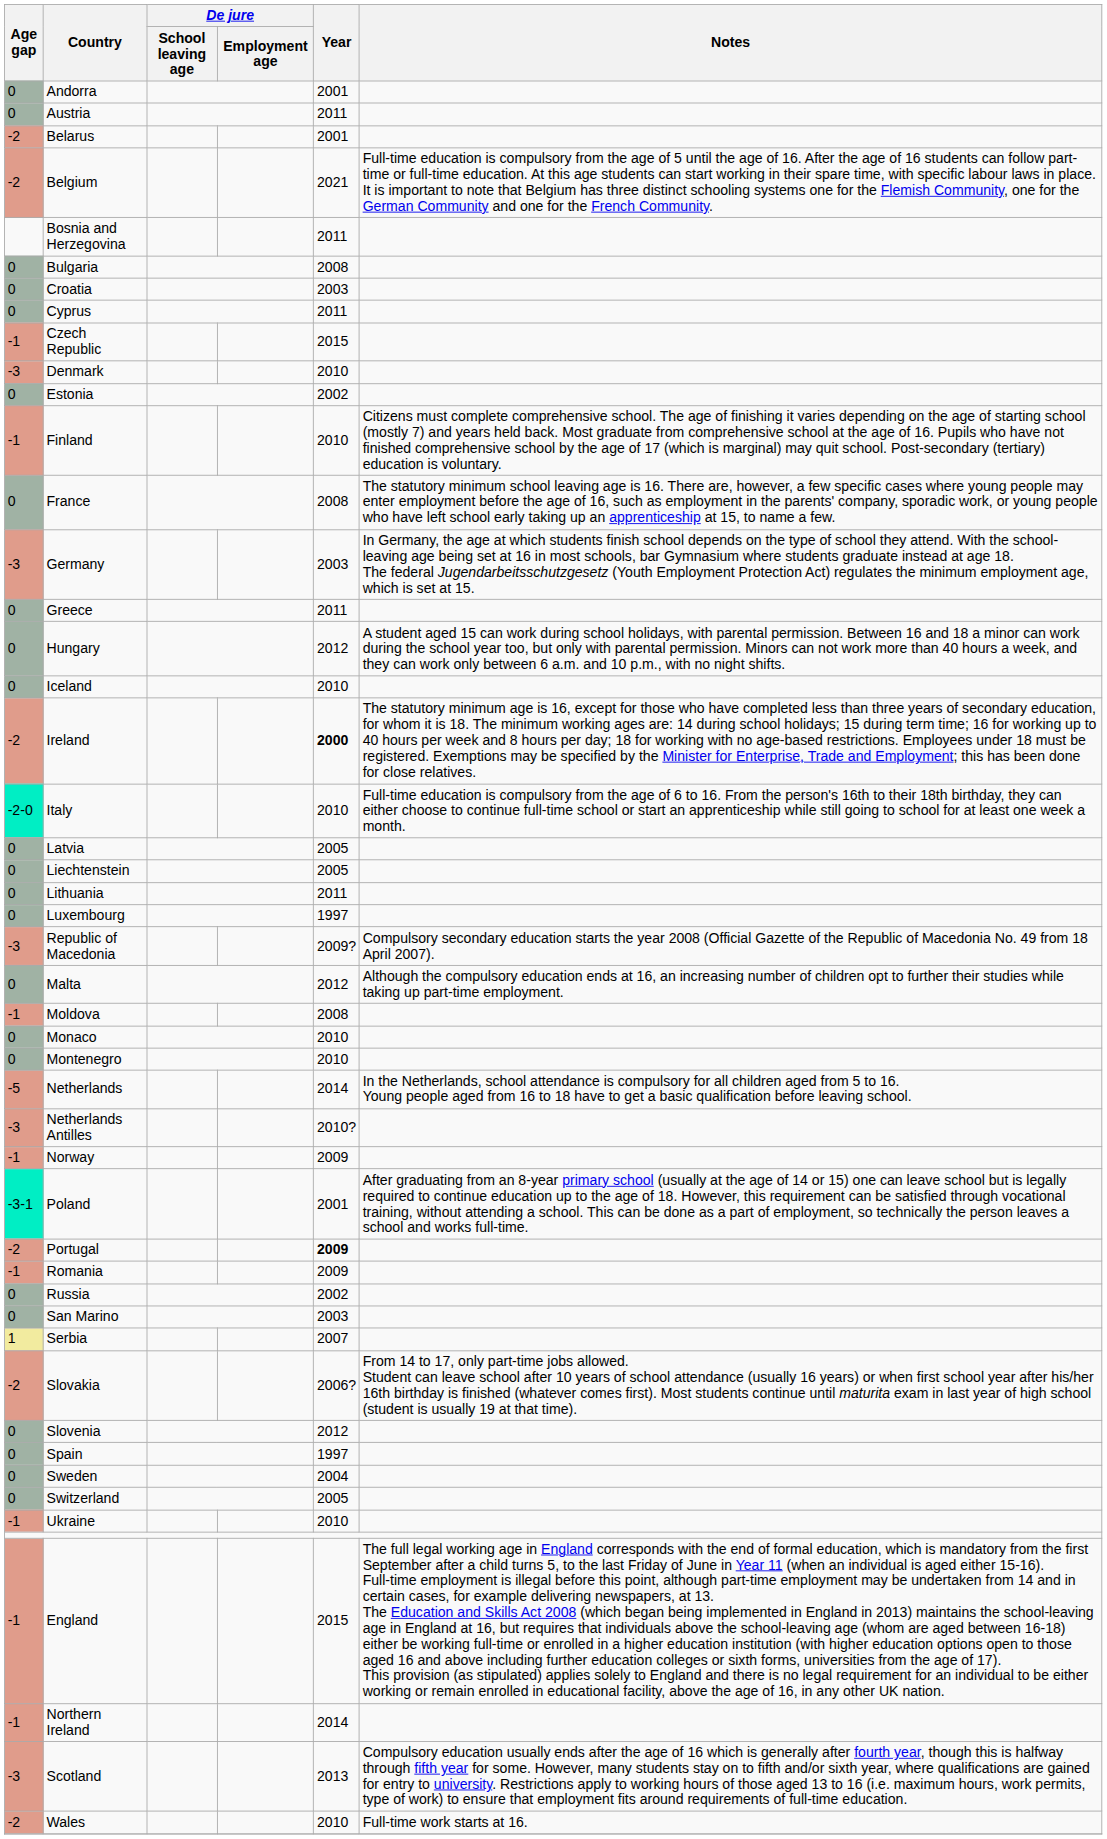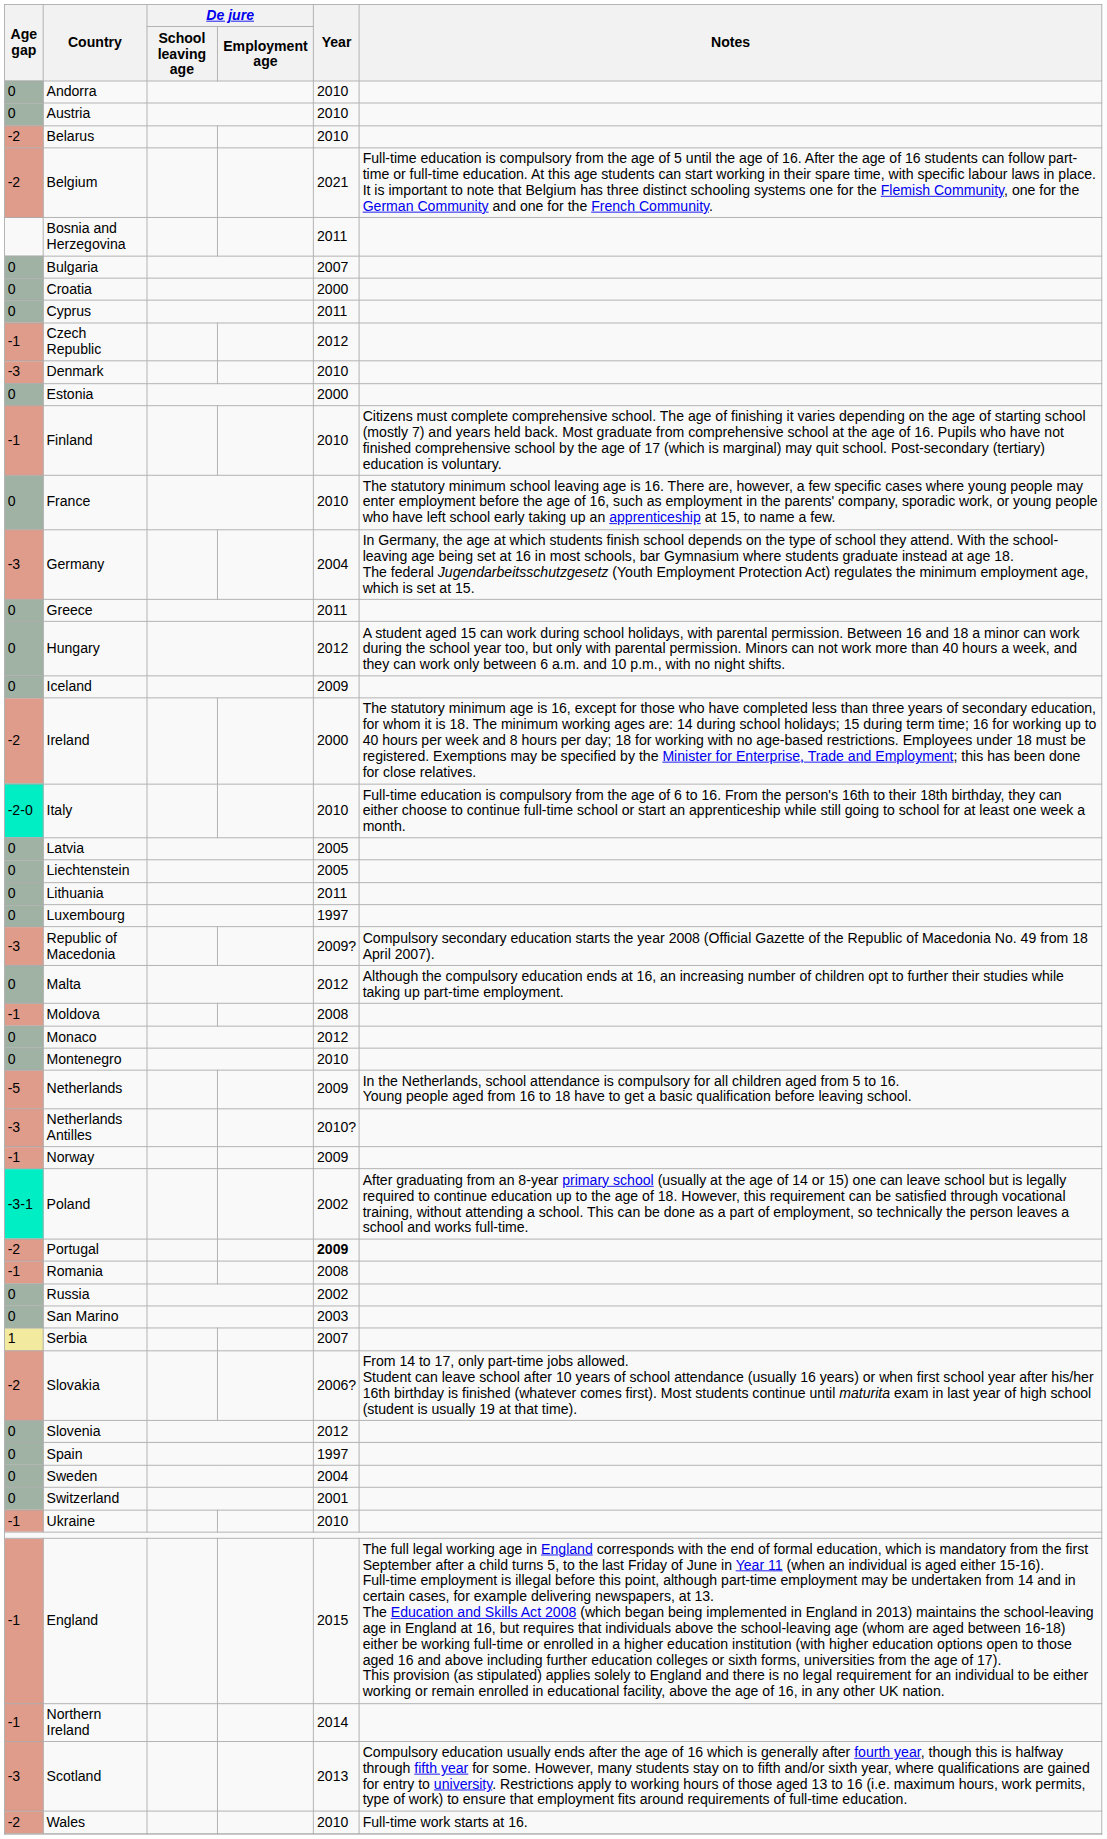(333, 92) 2001 -> (333, 92) 2010
(332, 114) 2011 -> (333, 114) 2010
(333, 136) 2001 -> (333, 136) 2010
(333, 267) 2008 -> (333, 267) 2007
(333, 289) 2003 -> (333, 289) 2000
(333, 341) 2015 -> (333, 341) 2012
(333, 394) 2002 -> (333, 394) 2000
(333, 502) 2008 -> (333, 502) 2010
(333, 564) 2003 -> (333, 564) 2004
(333, 686) 2010 -> (333, 686) 2009
(333, 740) bold -> (333, 740) normal
(333, 1036) 2010 -> (333, 1036) 2012
(333, 1089) 2014 -> (333, 1089) 2009
(333, 1203) 2001 -> (333, 1203) 2002
(333, 1272) 2009 -> (333, 1272) 2008
(333, 1498) 2005 -> (333, 1498) 2001
